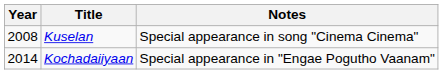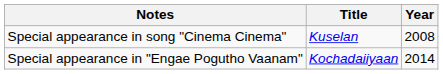columns swapped: (23, 15) <-> (287, 15)
